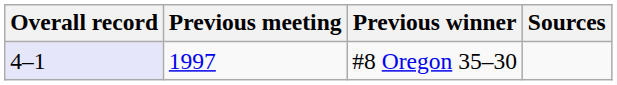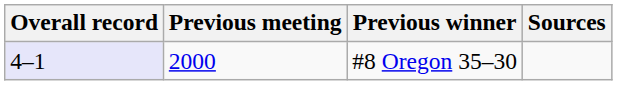(192, 60) 1997 -> (192, 60) 2000
